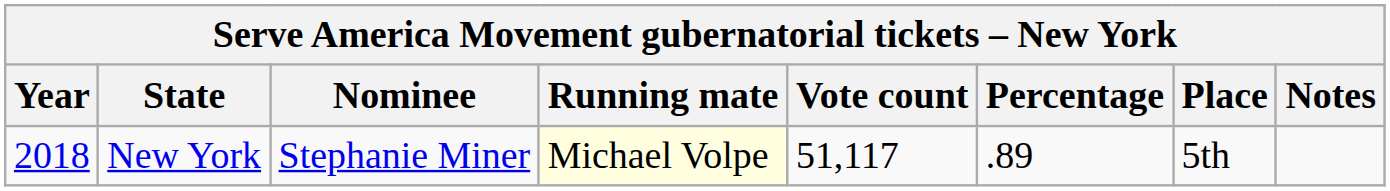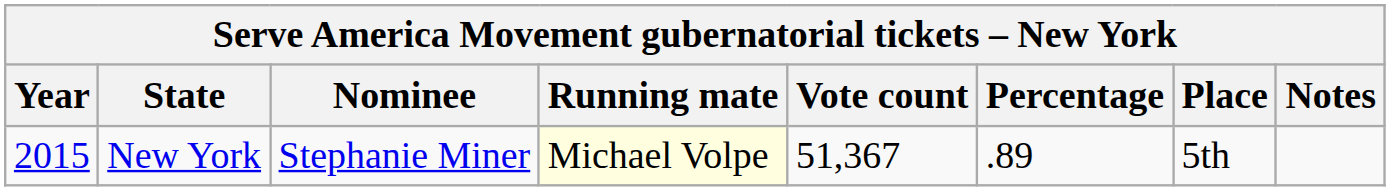(52, 154) 2018 -> (52, 154) 2015
(847, 154) 51,117 -> (848, 154) 51,367
